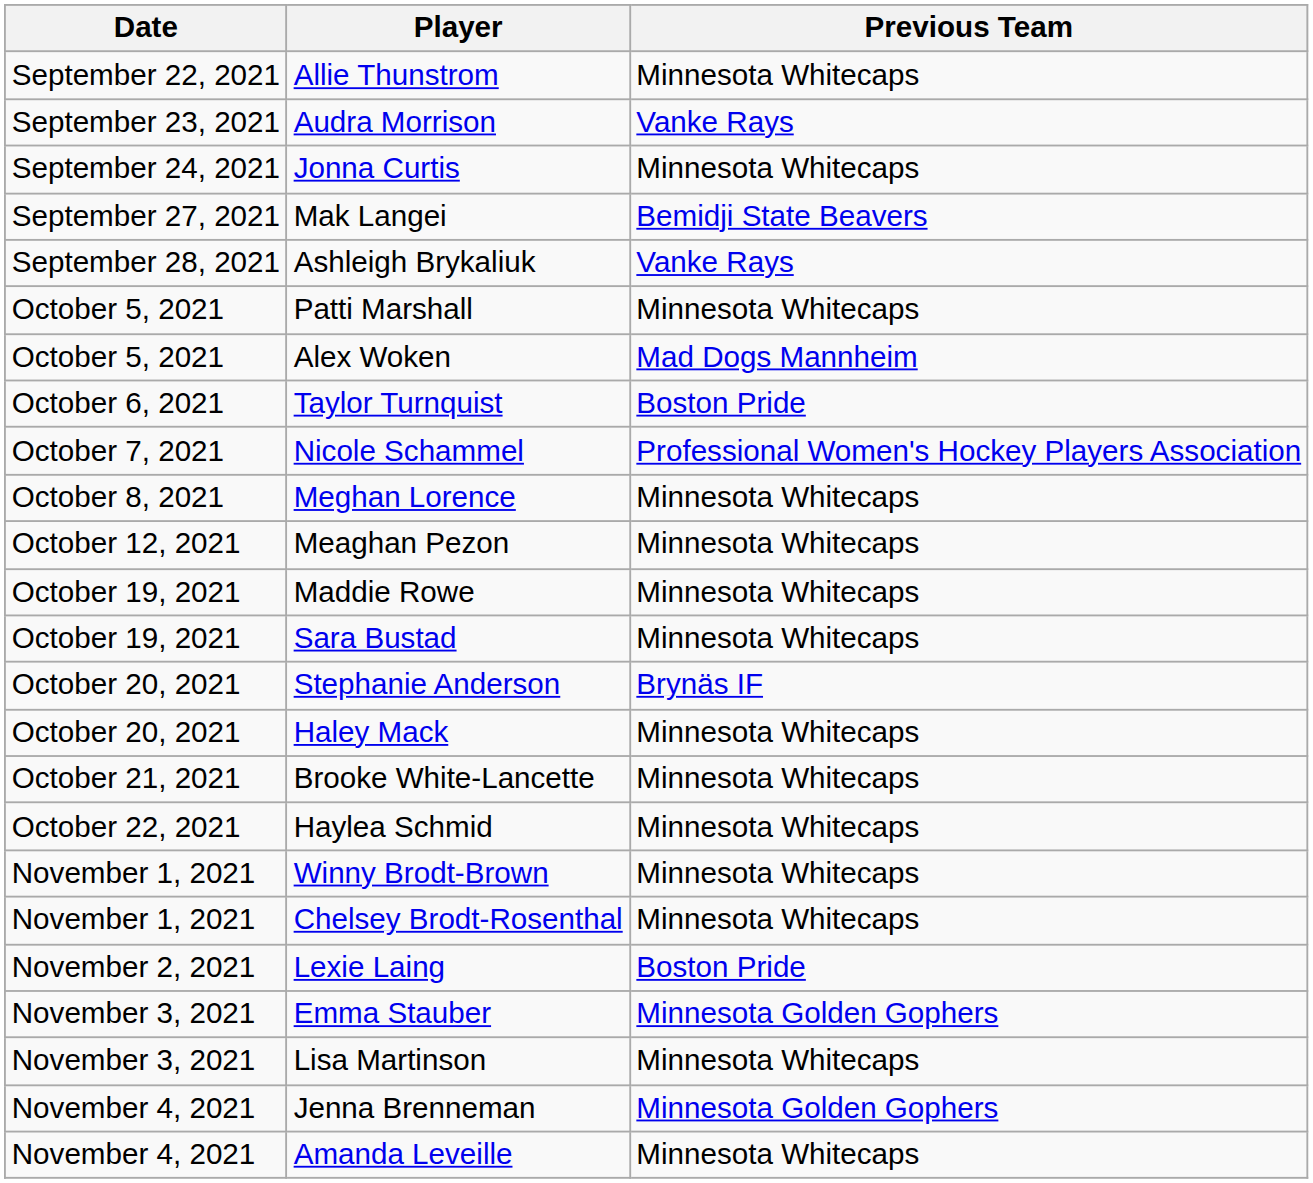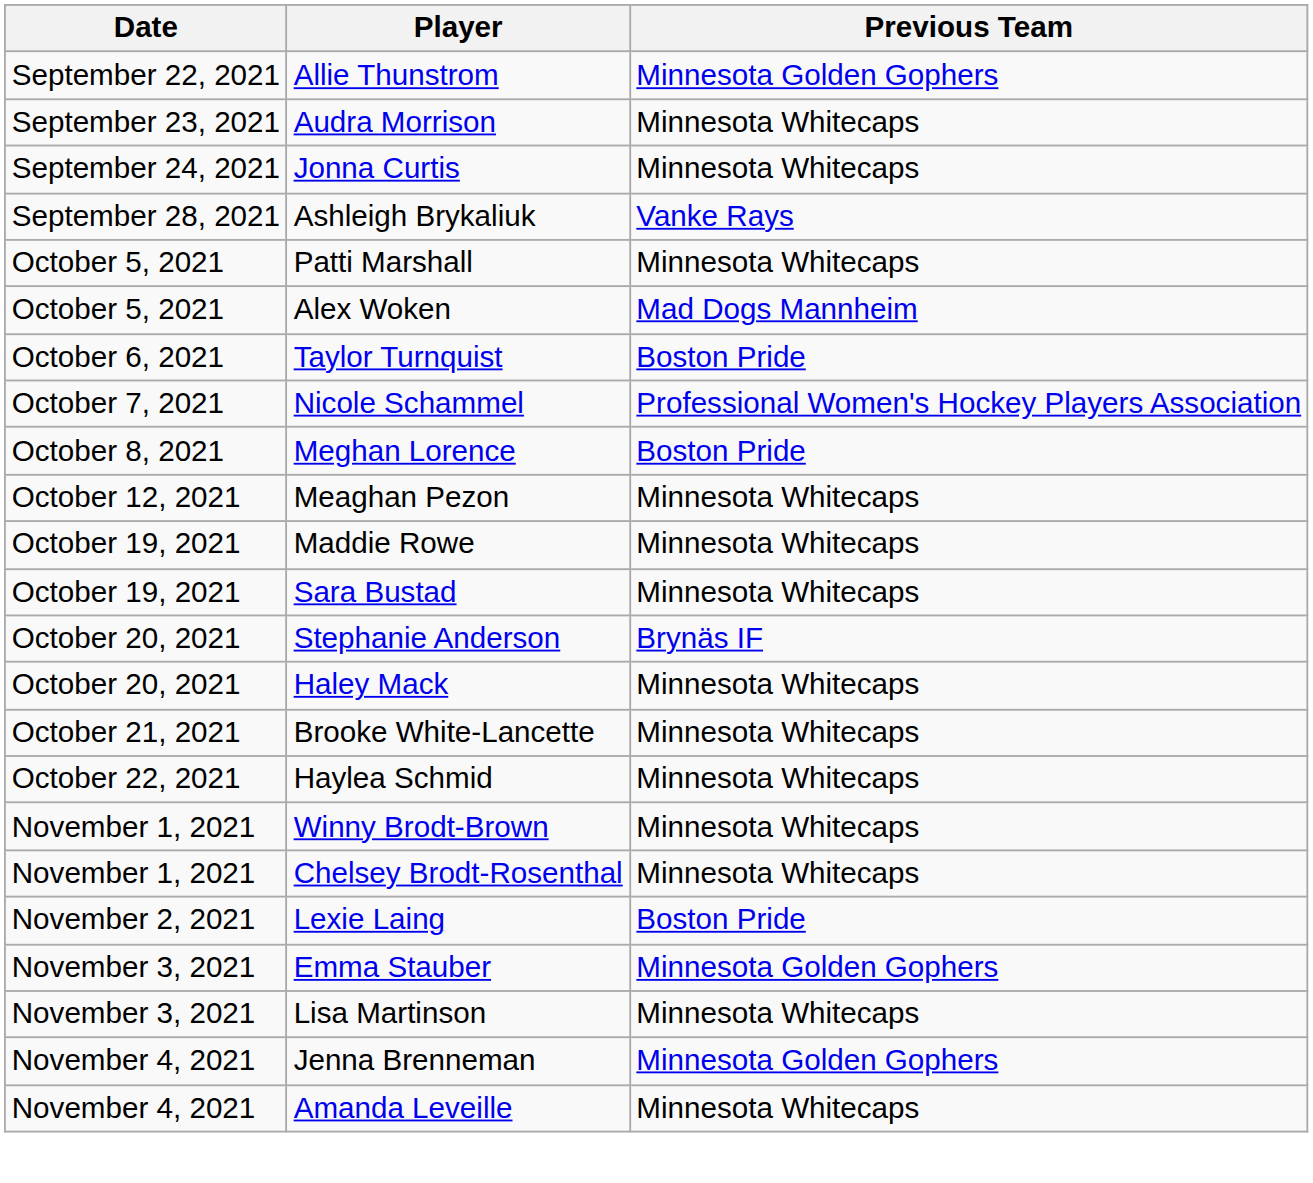(778, 74) Minnesota Whitecaps -> (817, 74) Minnesota Golden Gophers
(715, 121) Vanke Rays -> (778, 121) Minnesota Whitecaps
- row: (370, 215)
(778, 497) Minnesota Whitecaps -> (721, 450) Boston Pride
